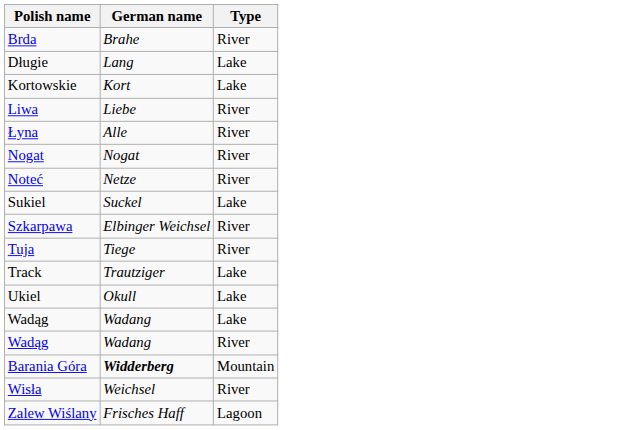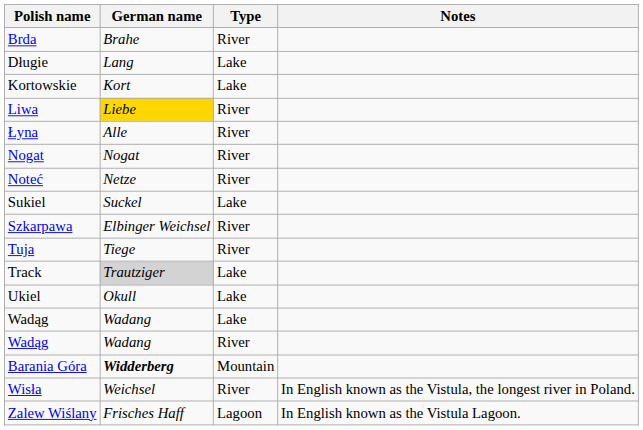+ column: (458, 16)
(120, 109) no background -> (120, 109) gold background
(134, 272) no background -> (134, 272) lightgrey background
